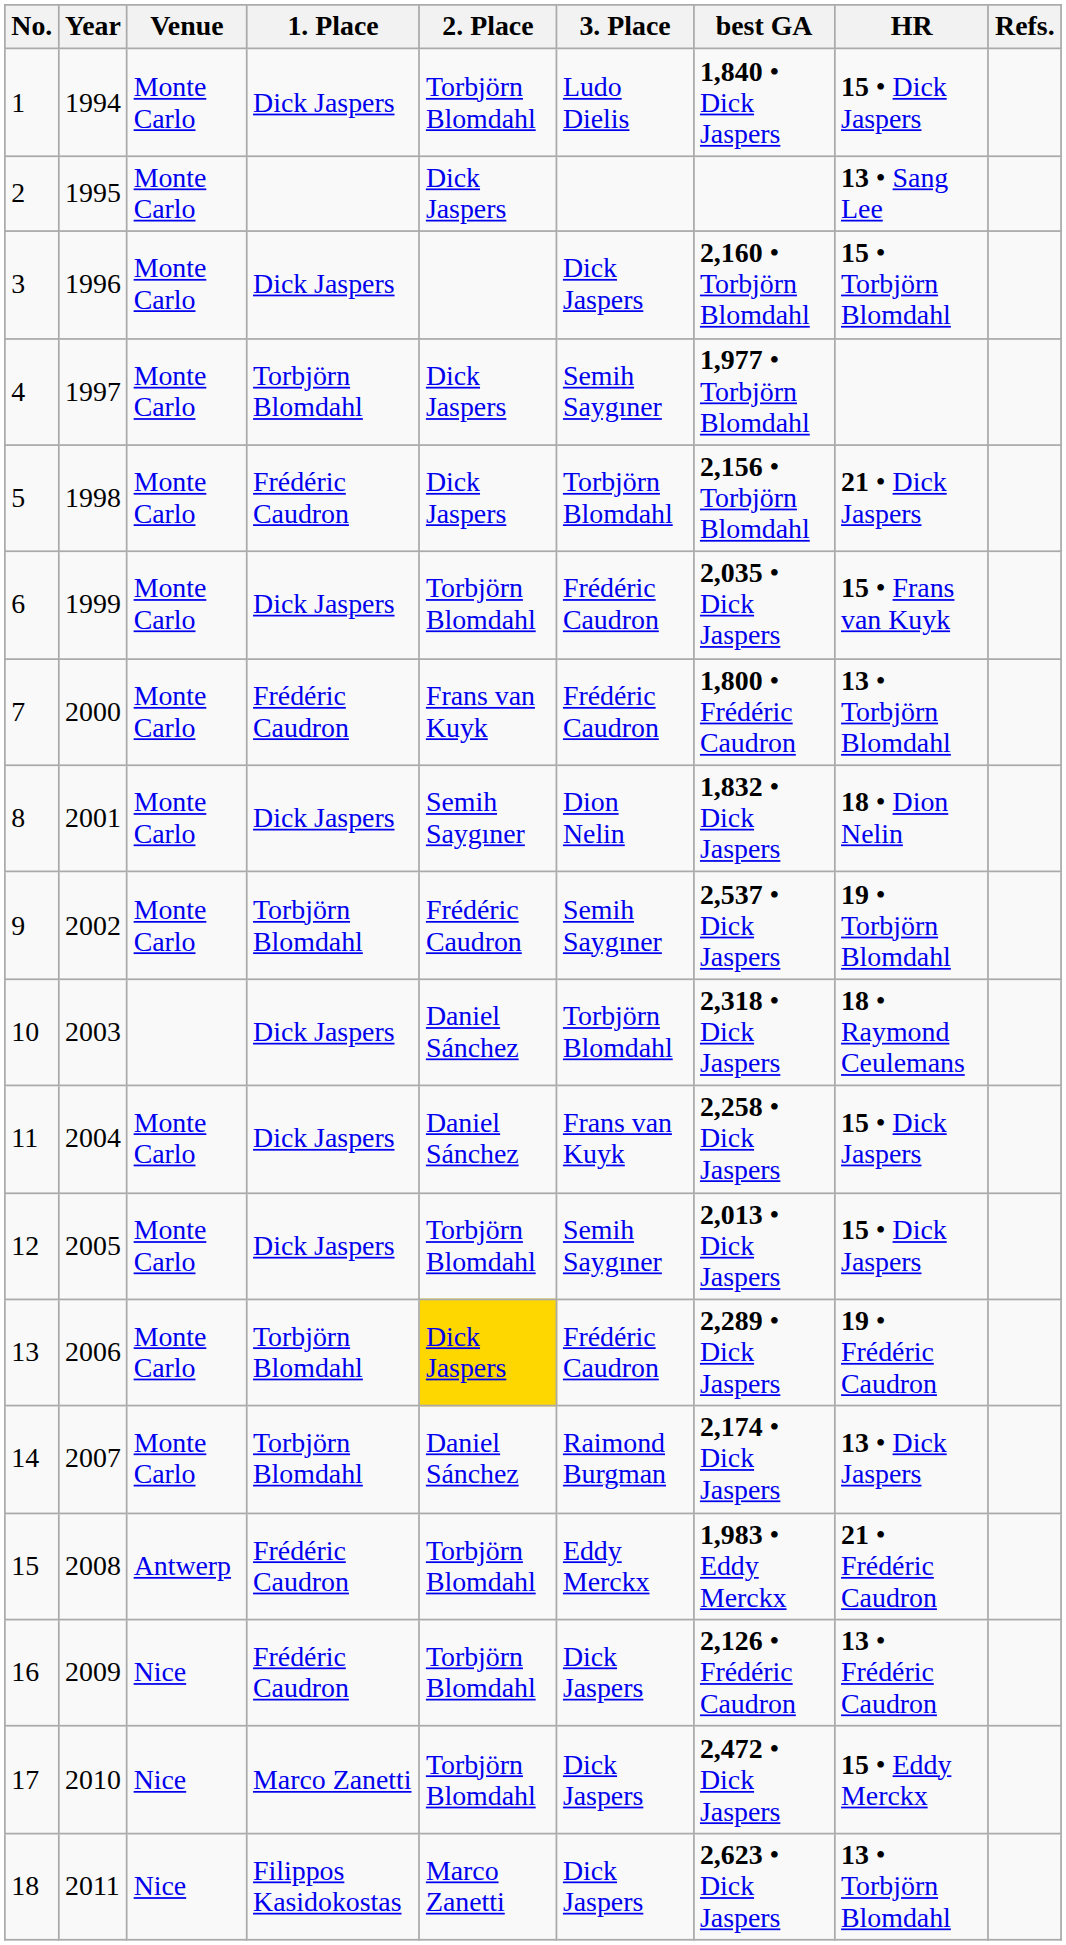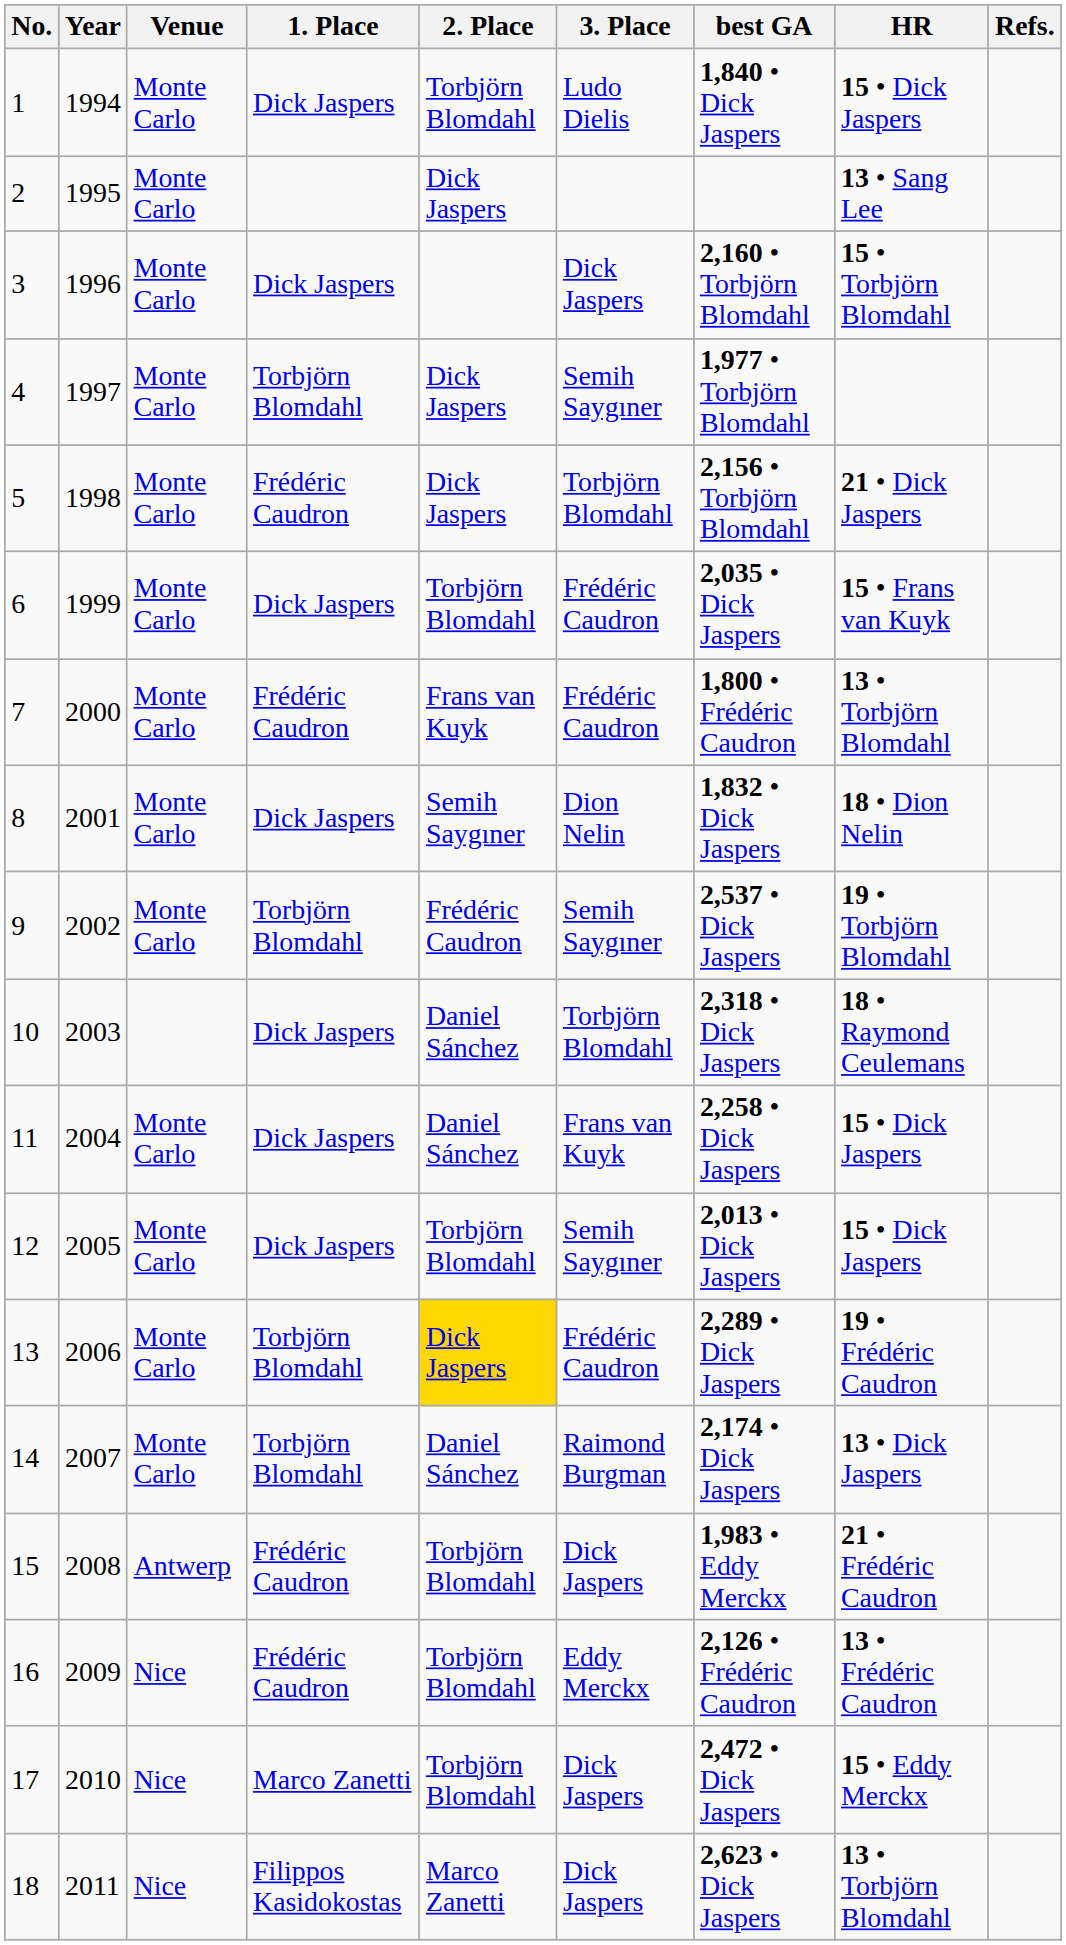(606, 1565) Eddy Merckx -> (603, 1565) Dick Jaspers
(603, 1672) Dick Jaspers -> (606, 1672) Eddy Merckx
